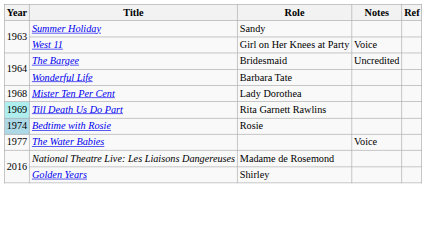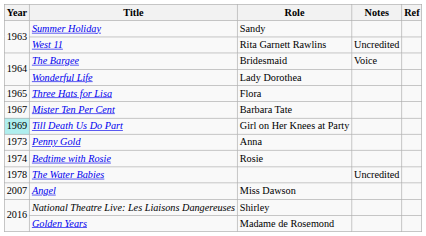(295, 45) Girl on Her Knees at Party -> (283, 45) Rita Garnett Rawlins
(366, 45) Voice -> (377, 45) Uncredited
(377, 61) Uncredited -> (366, 61) Voice
(266, 77) Barbara Tate -> (271, 77) Lady Dorothea
+ row: (72, 93)
(17, 93) 1968 -> (17, 110) 1967
(271, 93) Lady Dorothea -> (266, 110) Barbara Tate
(283, 110) Rita Garnett Rawlins -> (295, 126) Girl on Her Knees at Party
+ row: (56, 142)
(17, 126) lightblue background -> (17, 158) no background
(17, 142) 1977 -> (17, 175) 1978
(366, 142) Voice -> (377, 175) Uncredited
+ row: (44, 191)
(287, 158) Madame de Rosemond -> (255, 207) Shirley
(255, 175) Shirley -> (287, 223) Madame de Rosemond
